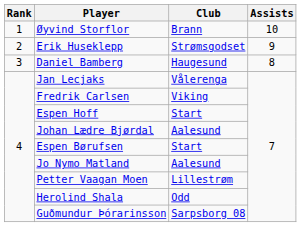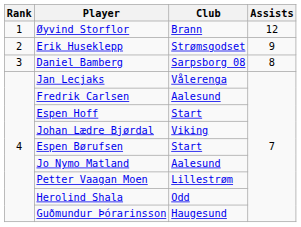(272, 30) 10 -> (272, 30) 12
(199, 63) Haugesund -> (208, 63) Sarpsborg 08
(190, 96) Viking -> (196, 96) Aalesund
(196, 130) Aalesund -> (190, 130) Viking
(208, 214) Sarpsborg 08 -> (199, 214) Haugesund
